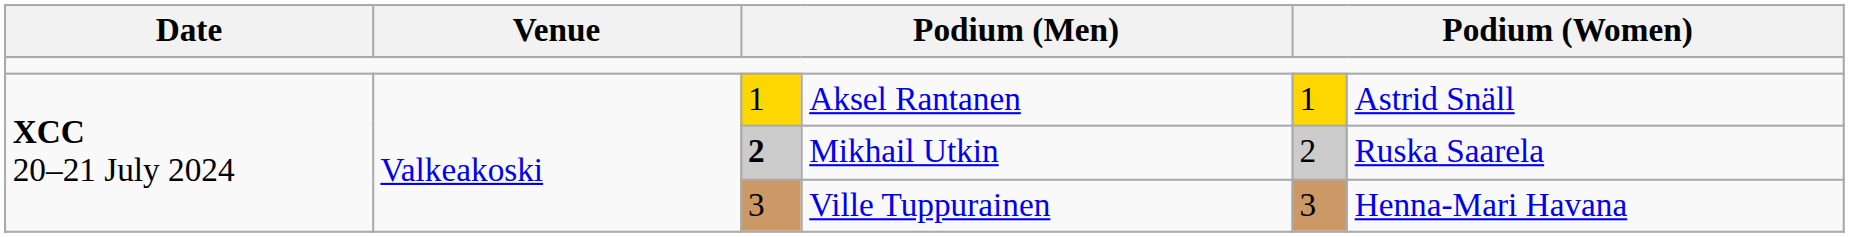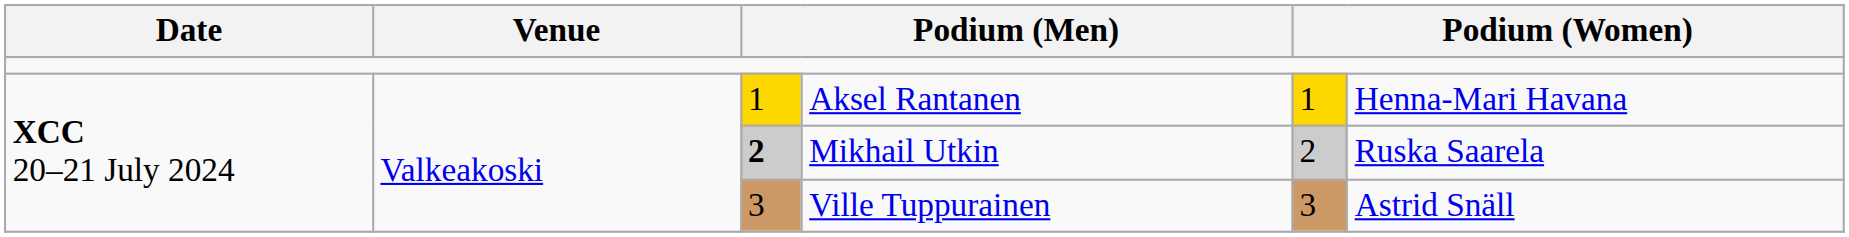(1435, 99) Astrid Snäll -> (1491, 99) Henna-Mari Havana
(1491, 204) Henna-Mari Havana -> (1435, 204) Astrid Snäll
